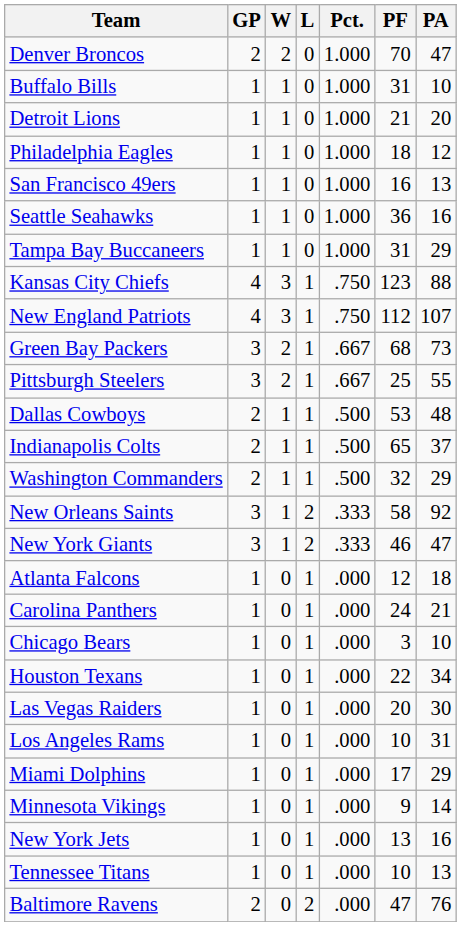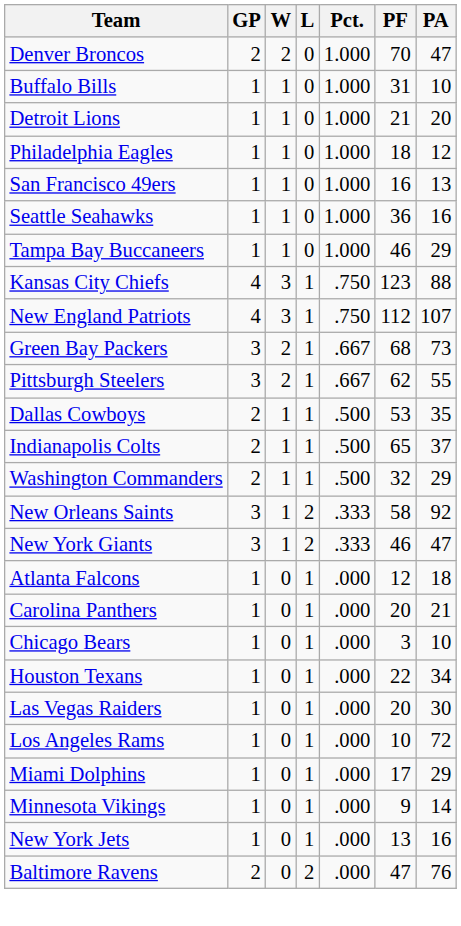(400, 250) 31 -> (400, 250) 46
(400, 380) 25 -> (400, 380) 62
(441, 413) 48 -> (441, 413) 35
(400, 610) 24 -> (400, 610) 20
(441, 741) 31 -> (441, 741) 72
- row: (79, 871)
